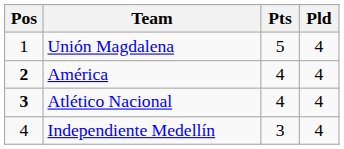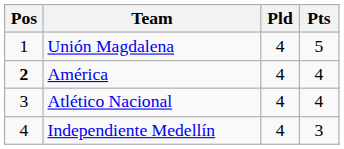columns swapped: (319, 18) <-> (280, 18)
(24, 102) bold -> (24, 102) normal
